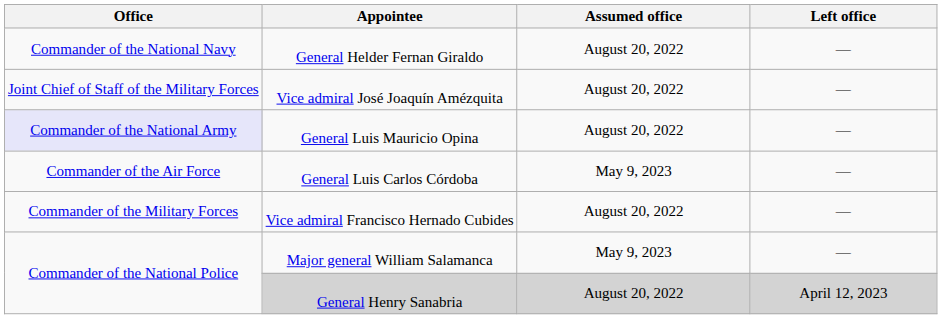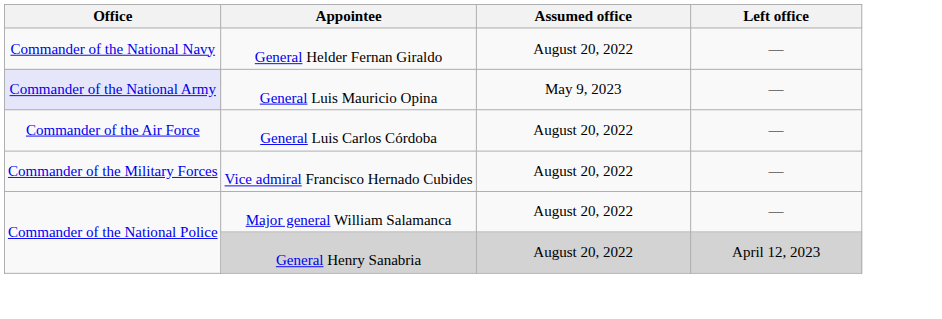- row: (390, 97)
(634, 130) August 20, 2022 -> (583, 89) May 9, 2023
(634, 171) May 9, 2023 -> (583, 130) August 20, 2022
(634, 252) May 9, 2023 -> (583, 211) August 20, 2022
